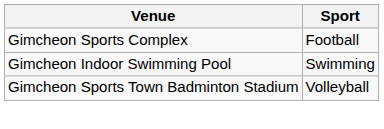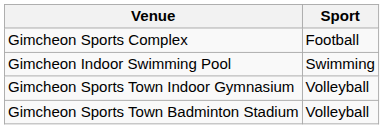+ row: (151, 87)
